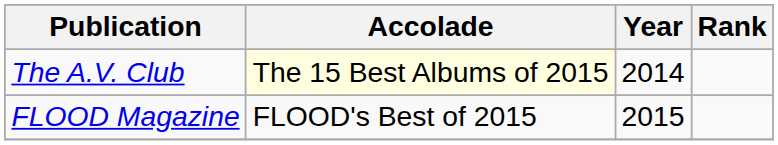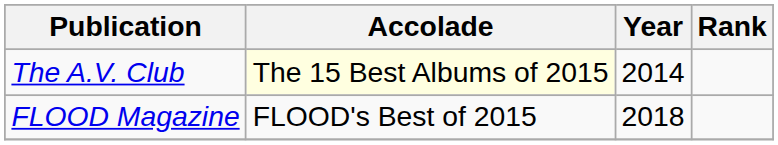(653, 116) 2015 -> (653, 116) 2018
